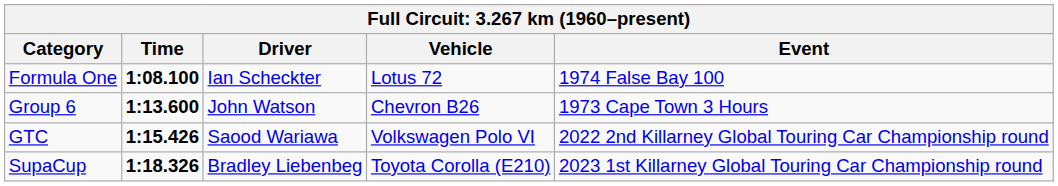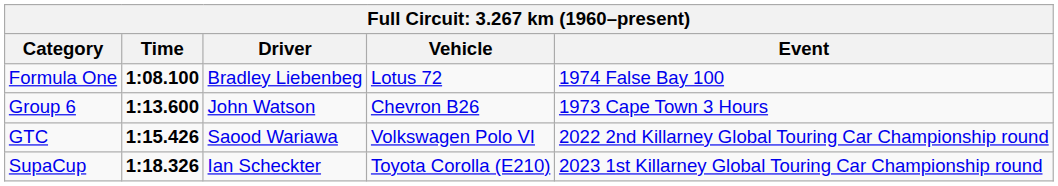(264, 78) Ian Scheckter -> (285, 78) Bradley Liebenbeg
(285, 166) Bradley Liebenbeg -> (264, 166) Ian Scheckter
